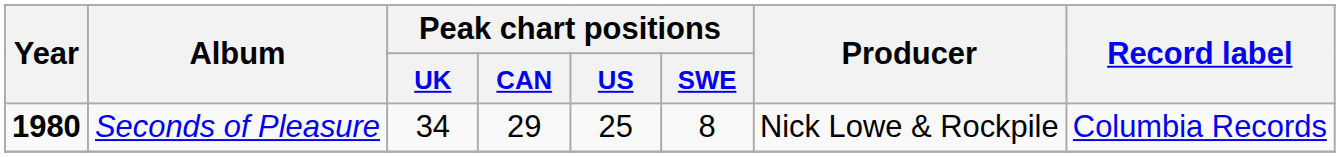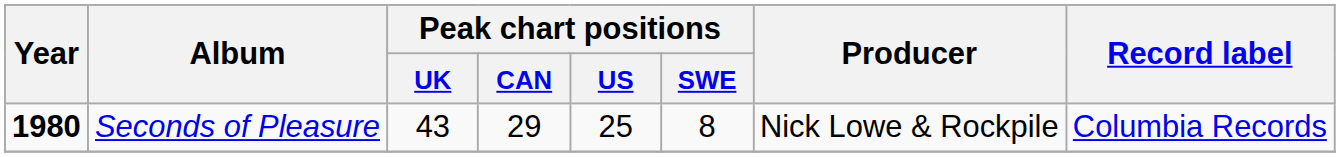(433, 126) 34 -> (433, 126) 43
